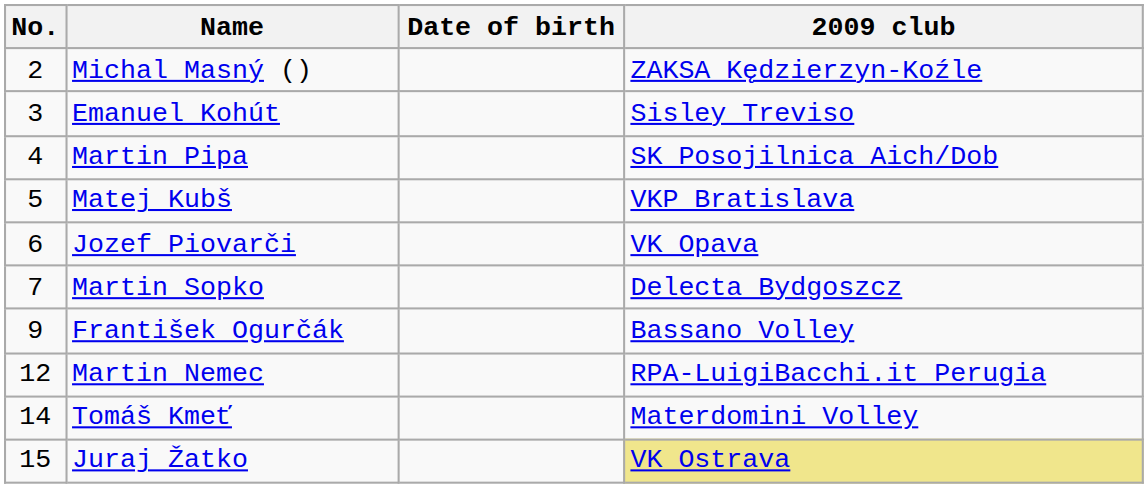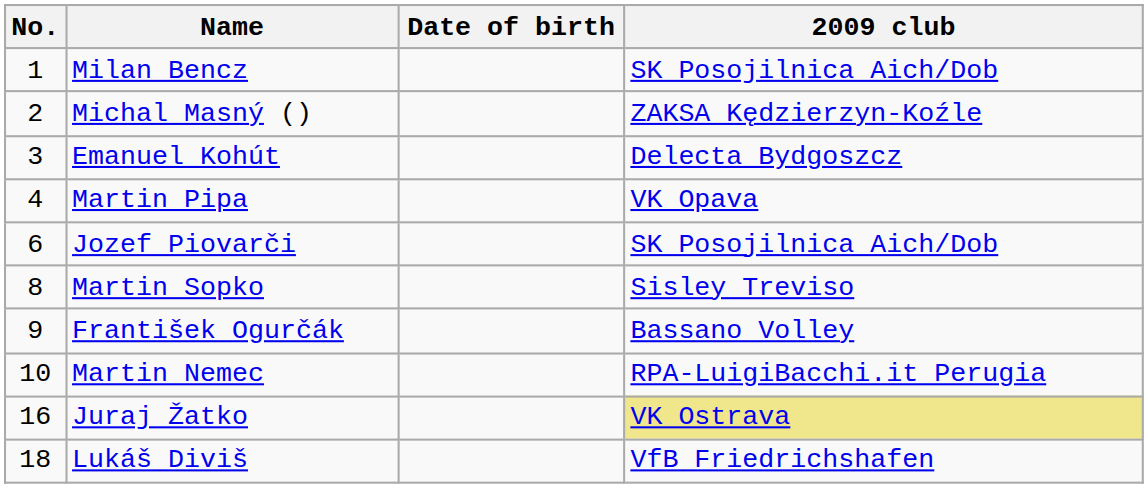+ row: (160, 70)
(742, 114) Sisley Treviso -> (766, 157) Delecta Bydgoszcz
(814, 157) SK Posojilnica Aich/Dob -> (694, 200) VK Opava
- row: (152, 200)
(694, 244) VK Opava -> (814, 244) SK Posojilnica Aich/Dob
(35, 287) 7 -> (35, 287) 8
(766, 287) Delecta Bydgoszcz -> (742, 287) Sisley Treviso
(35, 374) 12 -> (35, 374) 10
- row: (152, 418)
(35, 461) 15 -> (35, 418) 16
+ row: (160, 461)
